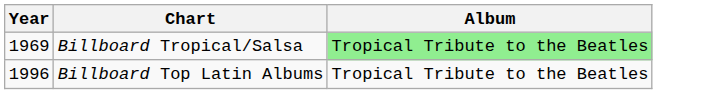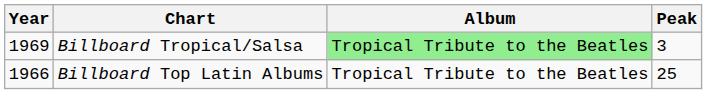+ column: (677, 19)
(29, 74) 1996 -> (29, 74) 1966
